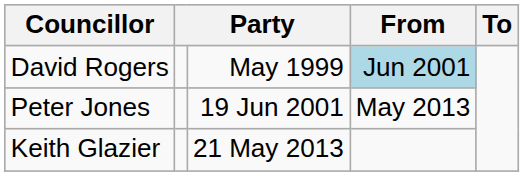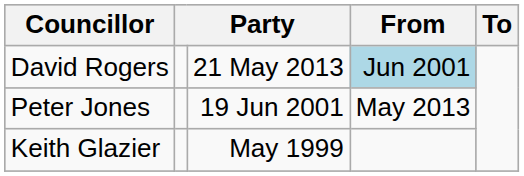(286, 66) May 1999 -> (268, 66) 21 May 2013
(268, 149) 21 May 2013 -> (286, 149) May 1999
